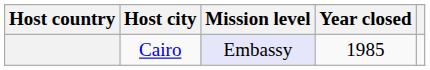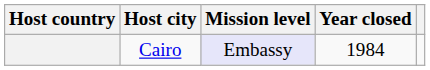(365, 49) 1985 -> (365, 49) 1984
